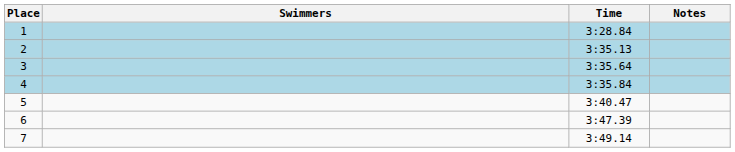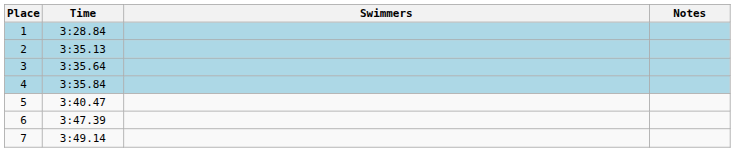columns swapped: (305, 13) <-> (609, 13)
